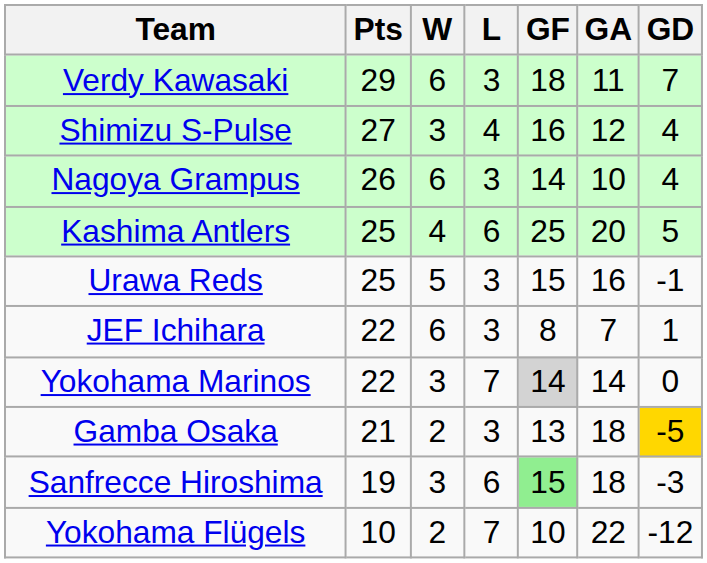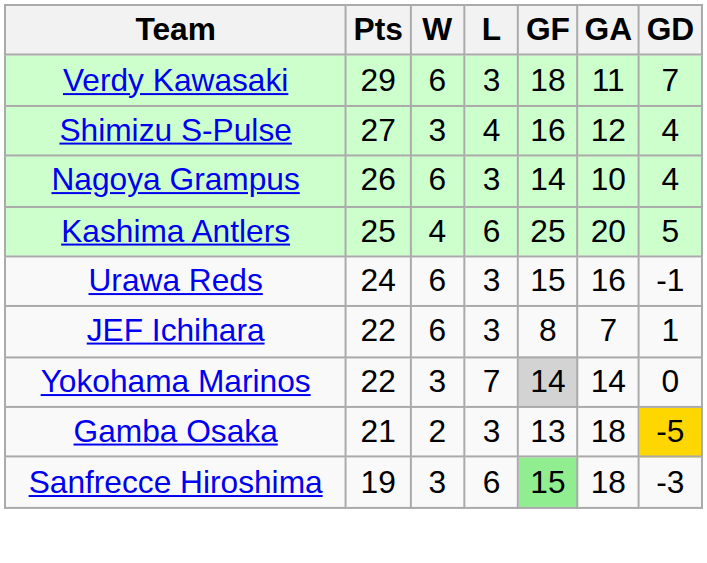(378, 280) 25 -> (378, 280) 24
(437, 280) 5 -> (437, 280) 6
- row: (176, 532)
